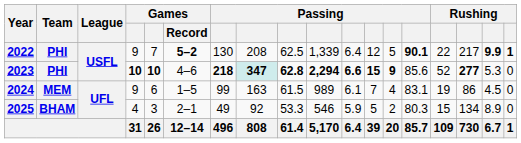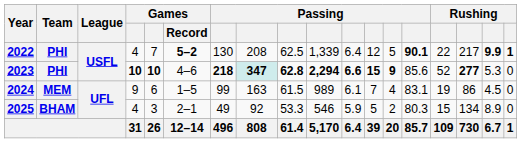(135, 52) 9 -> (135, 52) 4
